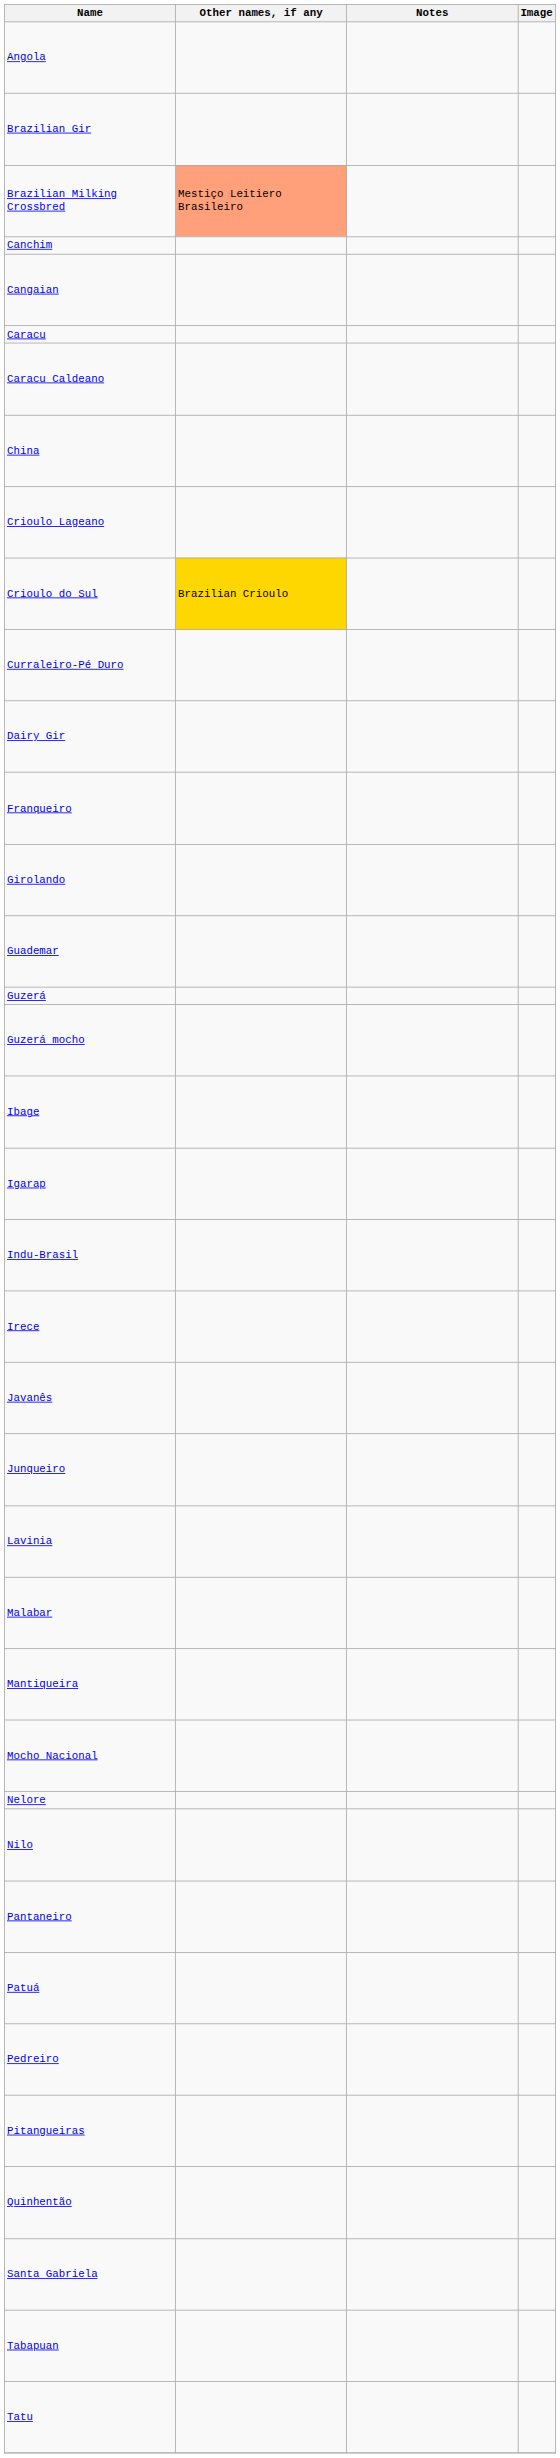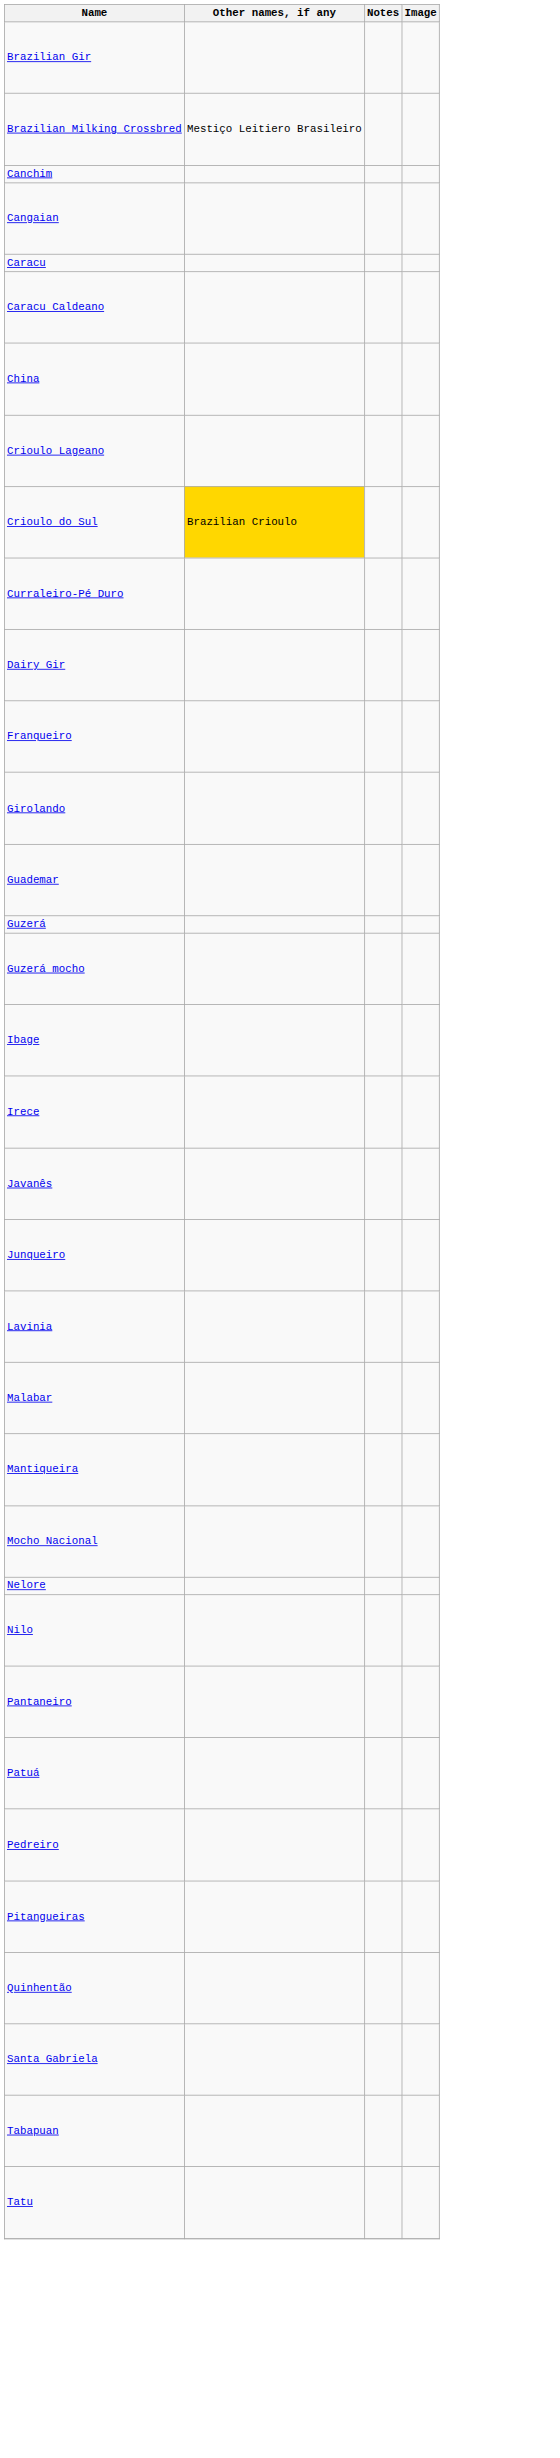- row: (26, 58)
(230, 201) lightsalmon background -> (274, 129) no background
- row: (26, 1184)
- row: (43, 1255)
